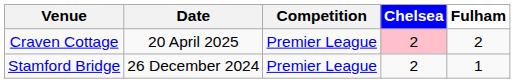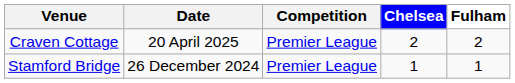(414, 41) pink background -> (414, 41) no background
(414, 66) 2 -> (414, 66) 1
